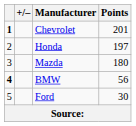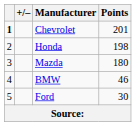(121, 46) 197 -> (121, 46) 198
(9, 80) bold -> (9, 80) normal
(123, 80) 56 -> (123, 80) 46
